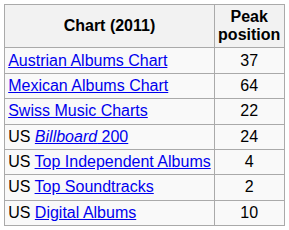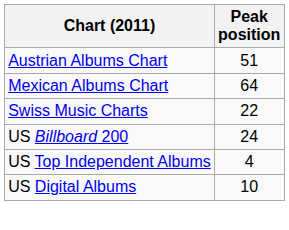(249, 60) 37 -> (249, 60) 51
- row: (81, 187)
